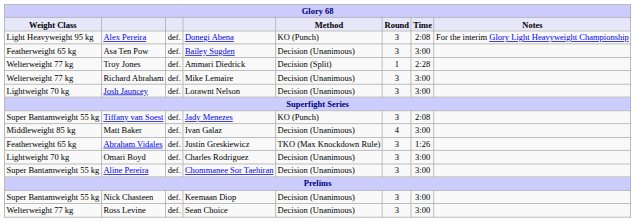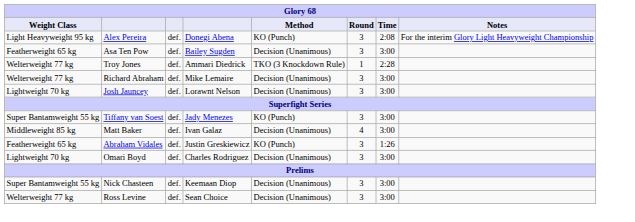(305, 64) Decision (Split) -> (299, 64) TKO (3 Knockdown Rule)
(423, 117) 2:08 -> (387, 117) 3:00
(329, 144) TKO (Max Knockdown Rule) -> (274, 144) KO (Punch)
- row: (126, 171)
